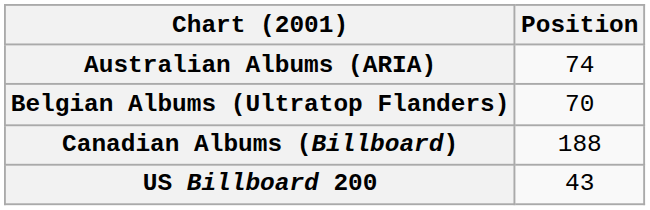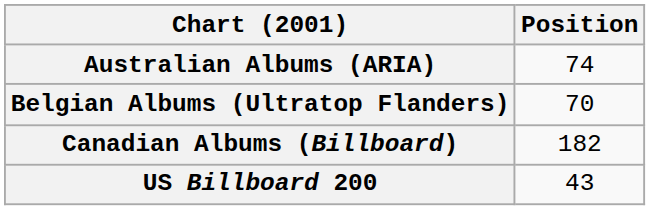(580, 144) 188 -> (580, 144) 182
